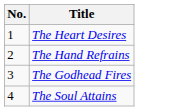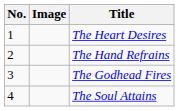+ column: (49, 14)
